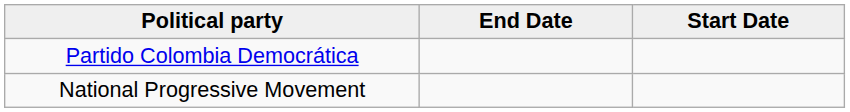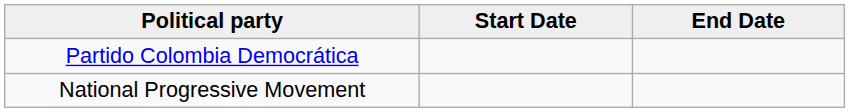columns swapped: (738, 21) <-> (526, 21)
